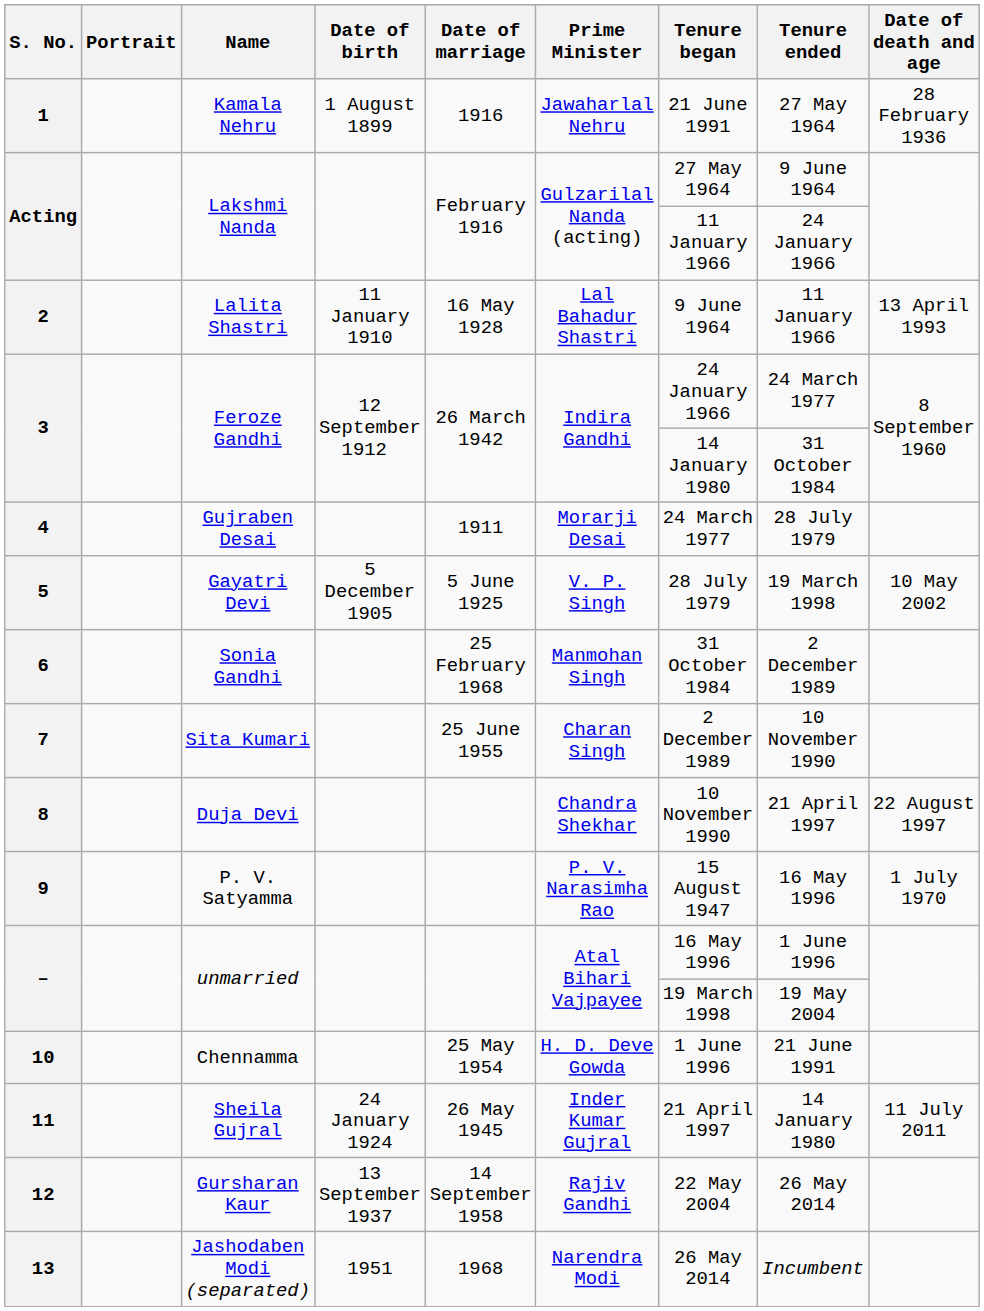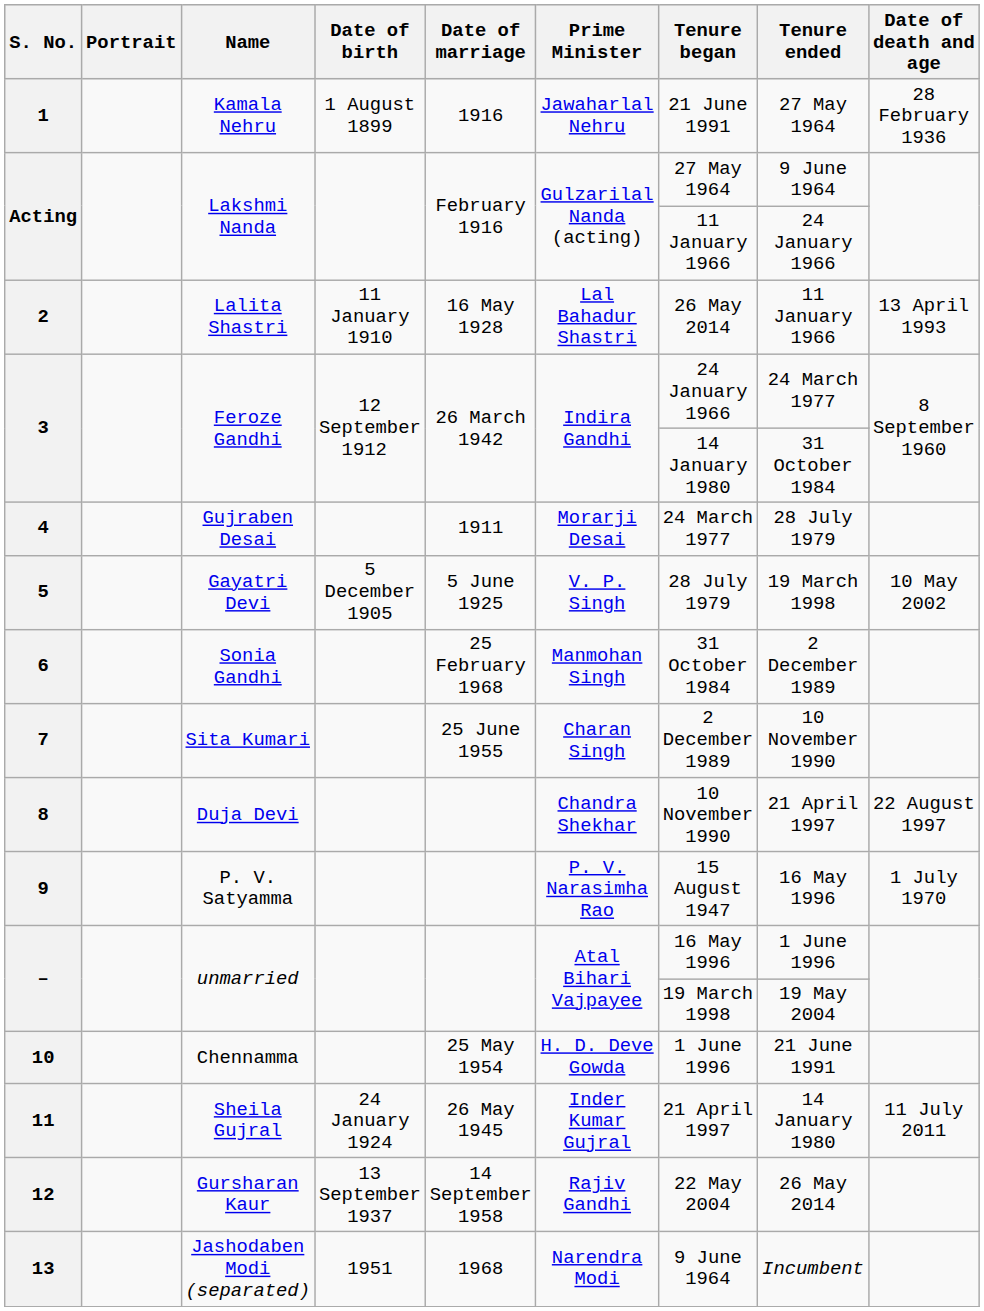(708, 317) 9 June 1964 -> (708, 317) 26 May 2014
(708, 1269) 26 May 2014 -> (708, 1269) 9 June 1964
